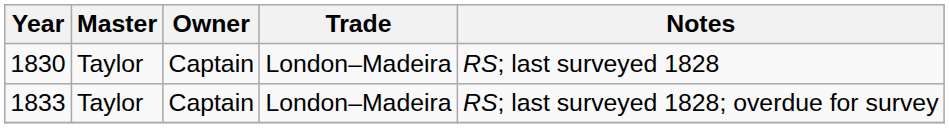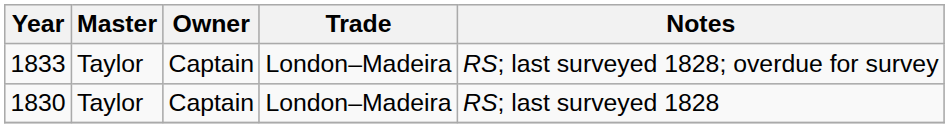rows swapped: (38, 63) <-> (38, 102)
